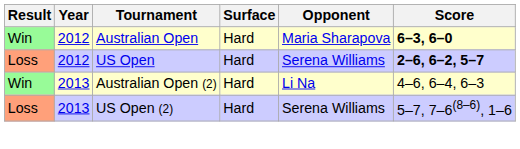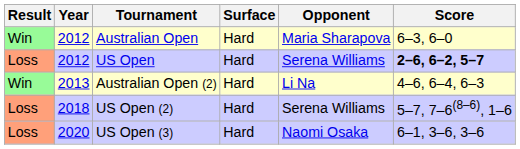(425, 38) bold -> (425, 38) normal
(74, 108) 2013 -> (74, 108) 2018
+ row: (135, 132)
